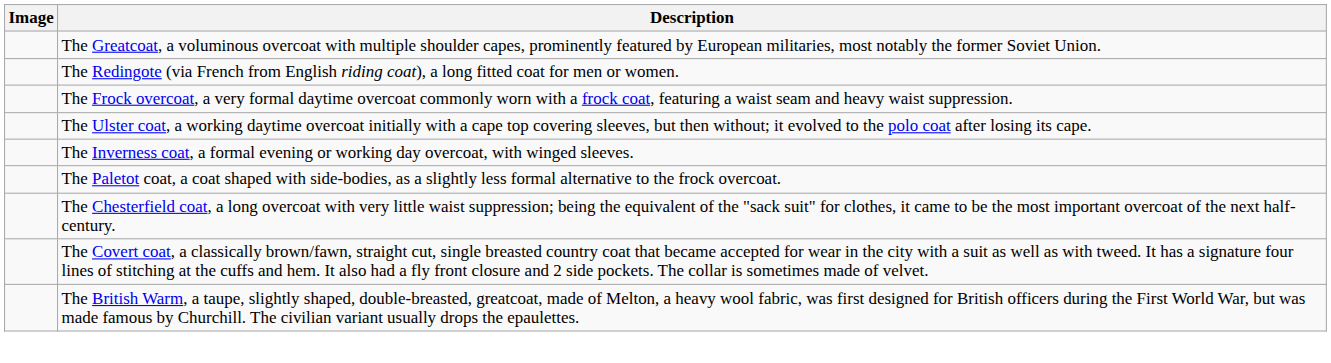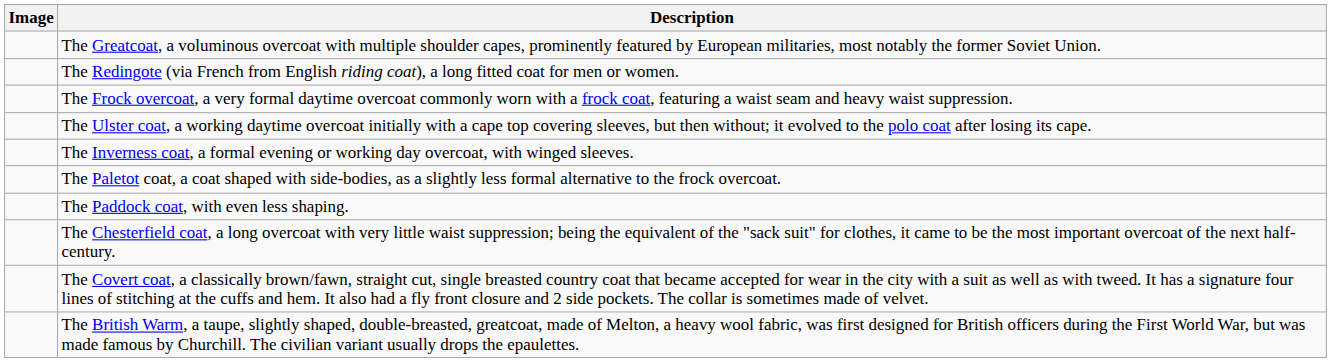+ row: (205, 206)
